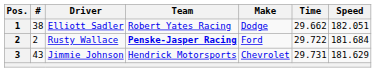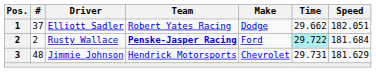(38, 27) 38 -> (38, 27) 37
(310, 41) no background -> (310, 41) paleturquoise background
(38, 56) 43 -> (38, 56) 48
